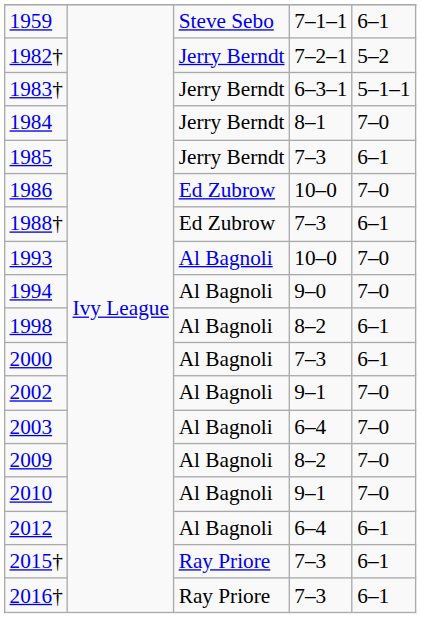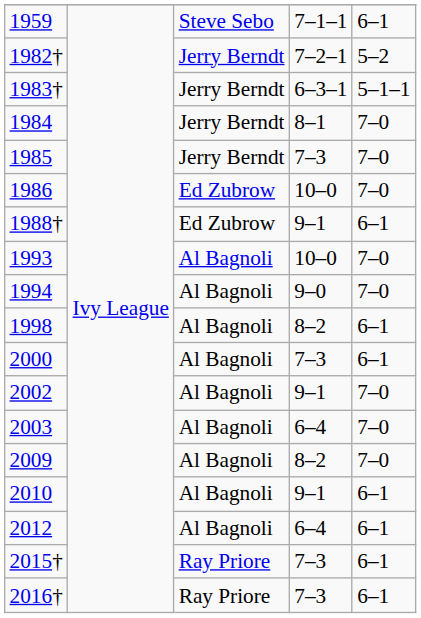(373, 156) 6–1 -> (373, 156) 7–0
(310, 223) 7–3 -> (310, 223) 9–1
(373, 493) 7–0 -> (373, 493) 6–1
